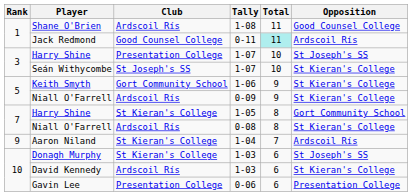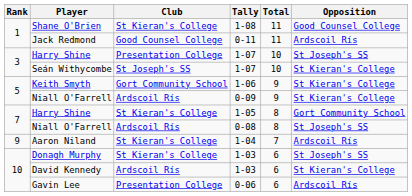(148, 26) Ardscoil Rís -> (167, 26) St Kieran's College
(276, 40) paleturquoise background -> (276, 40) no background
(344, 127) St Kieran's College -> (331, 127) St Joseph's SS
(347, 184) Presentation College -> (326, 184) Ardscoil Rís
